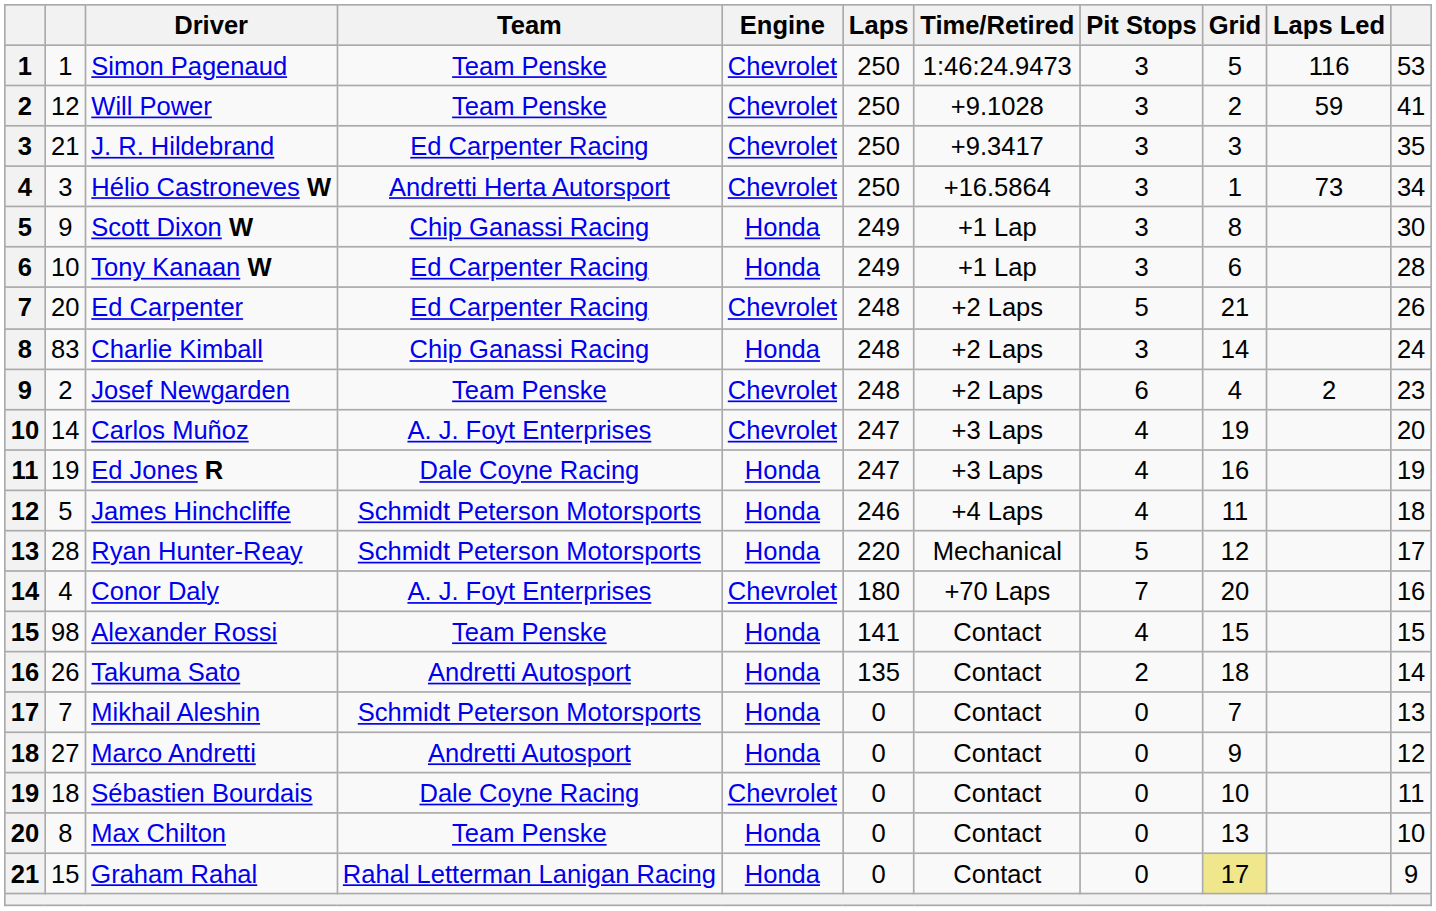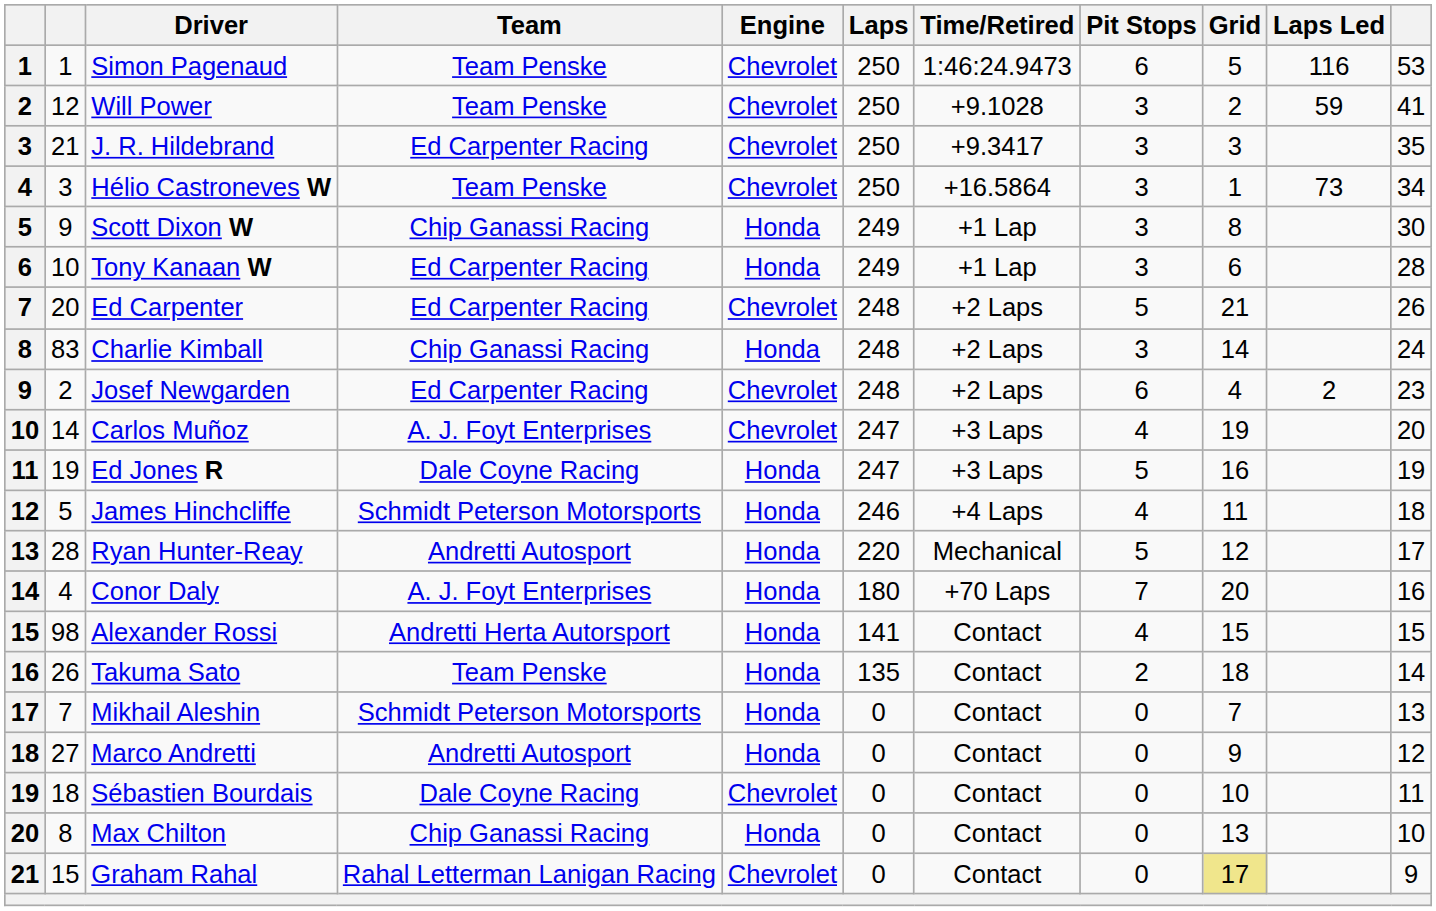(1142, 66) 3 -> (1142, 66) 6
(529, 187) Andretti Herta Autorsport -> (529, 187) Team Penske
(529, 389) Team Penske -> (529, 389) Ed Carpenter Racing
(1142, 470) 4 -> (1142, 470) 5
(529, 551) Schmidt Peterson Motorsports -> (529, 551) Andretti Autosport
(782, 591) Chevrolet -> (782, 591) Honda
(529, 632) Team Penske -> (529, 632) Andretti Herta Autorsport
(529, 672) Andretti Autosport -> (529, 672) Team Penske
(529, 834) Team Penske -> (529, 834) Chip Ganassi Racing
(782, 874) Honda -> (782, 874) Chevrolet
